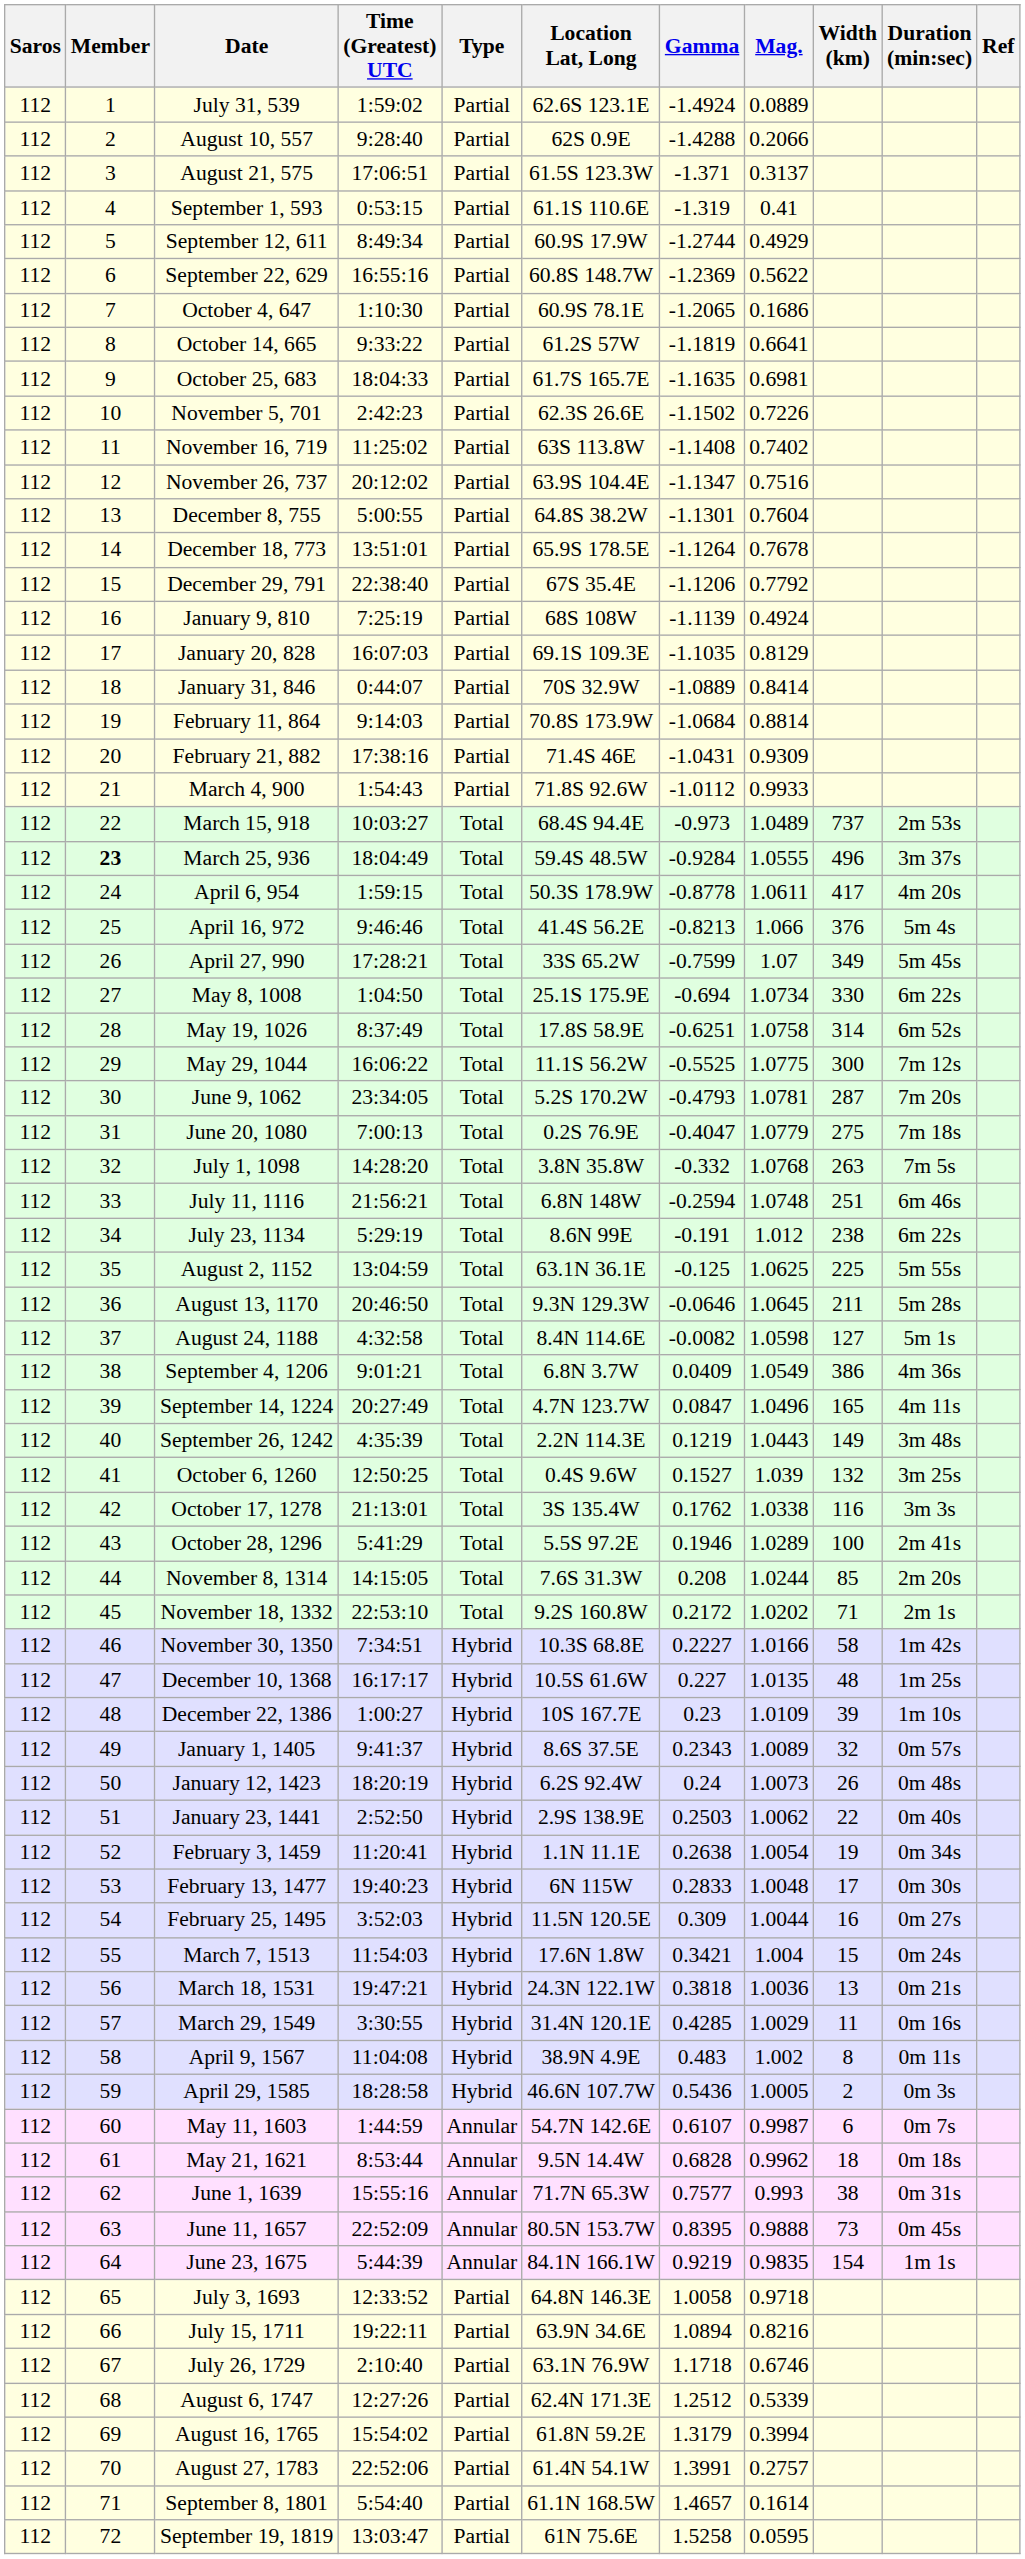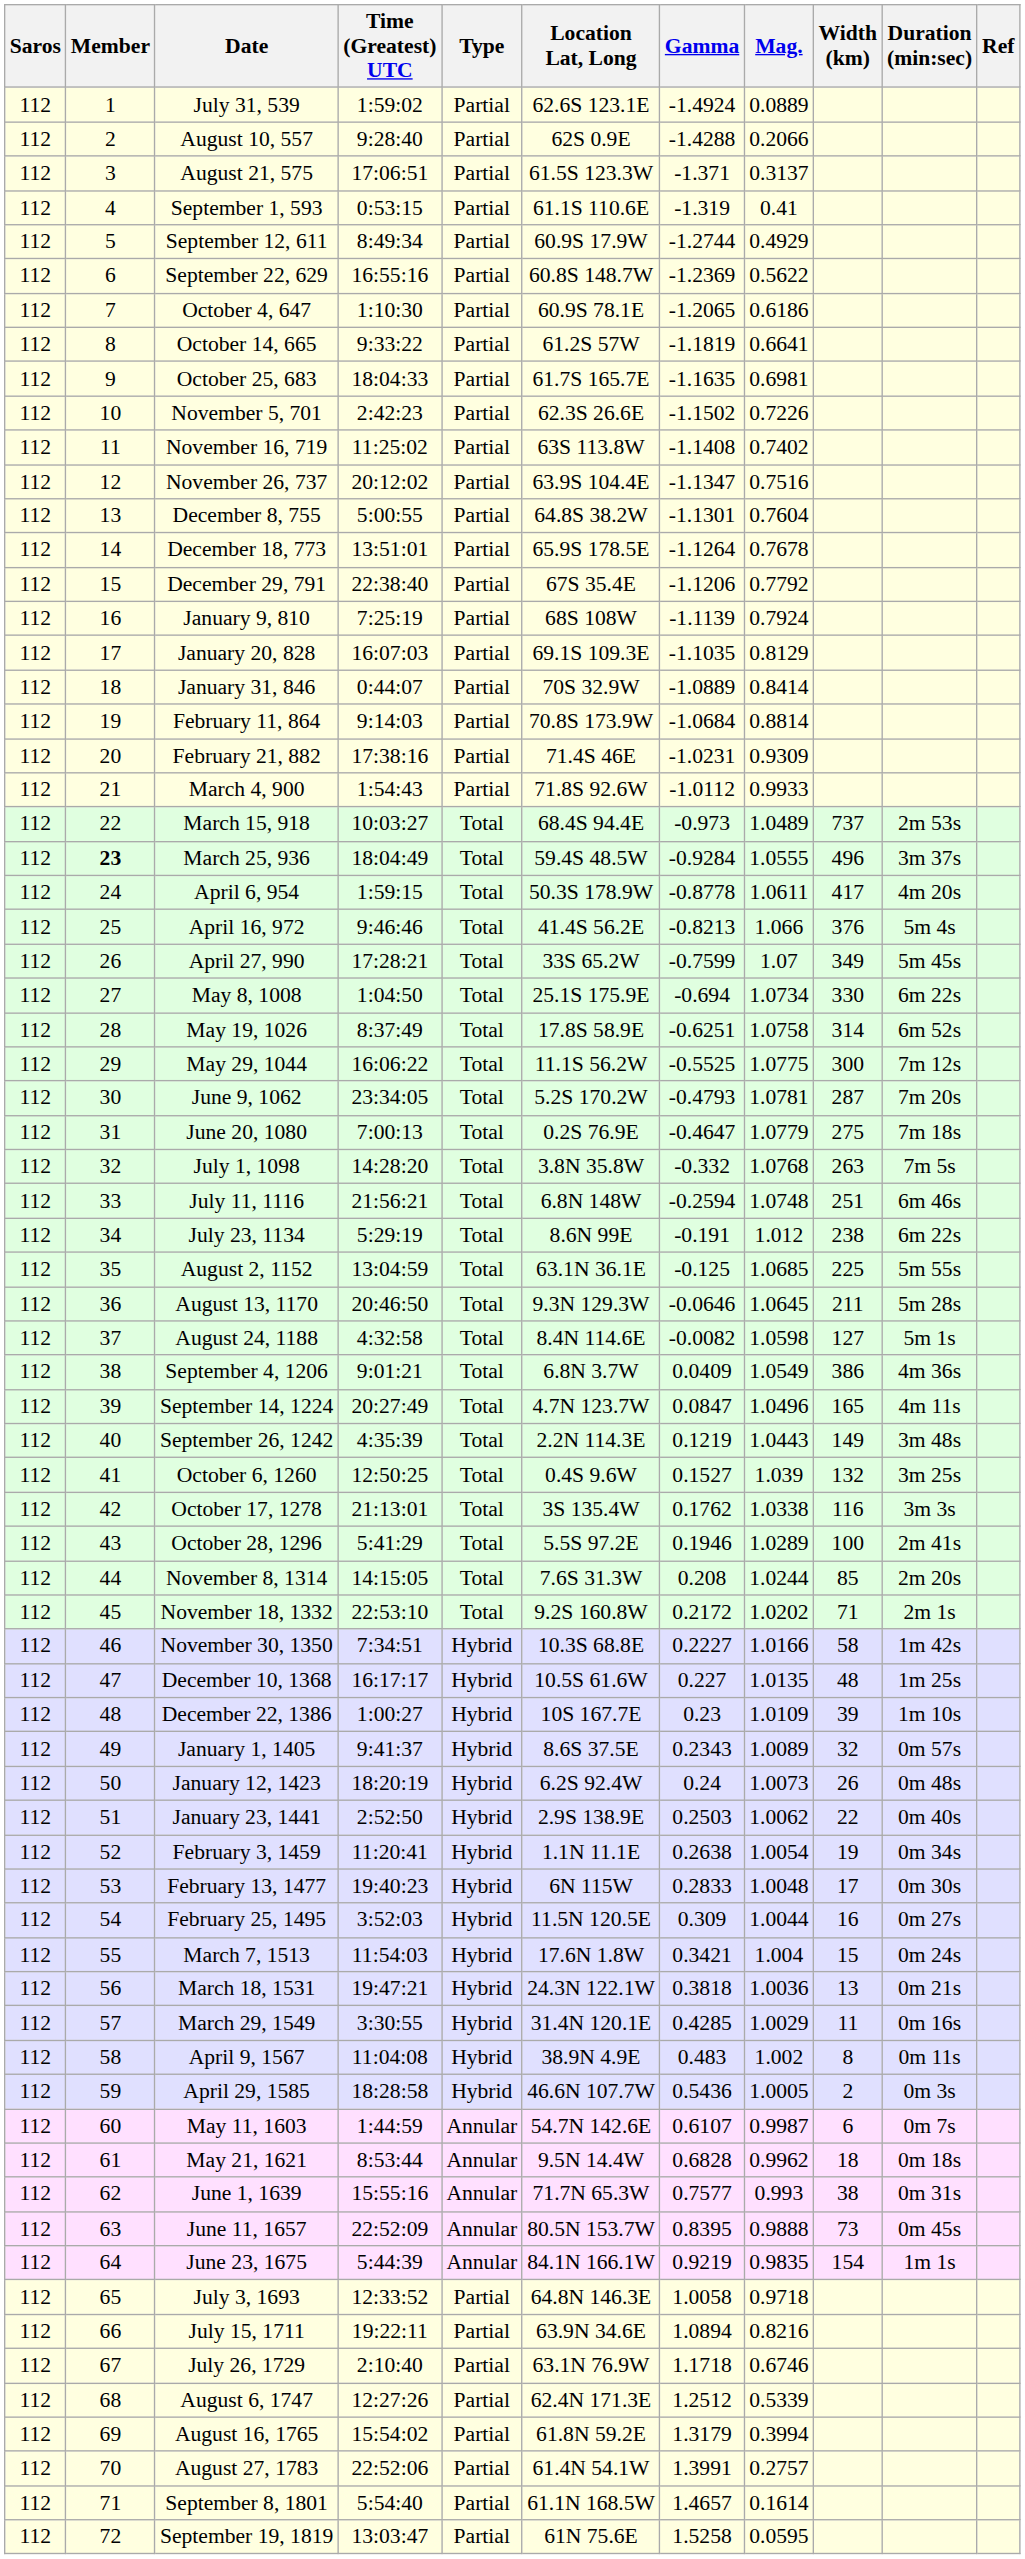(779, 310) 0.1686 -> (779, 310) 0.6186
(779, 618) 0.4924 -> (779, 618) 0.7924
(702, 755) -1.0431 -> (702, 755) -1.0231
(702, 1132) -0.4047 -> (702, 1132) -0.4647
(779, 1269) 1.0625 -> (779, 1269) 1.0685
